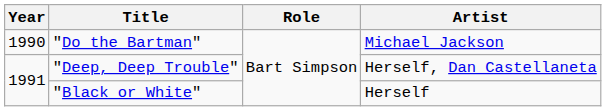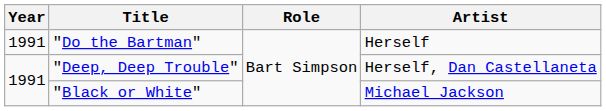(27, 42) 1990 -> (27, 42) 1991
(434, 42) Michael Jackson -> (397, 42) Herself
(397, 93) Herself -> (434, 93) Michael Jackson
